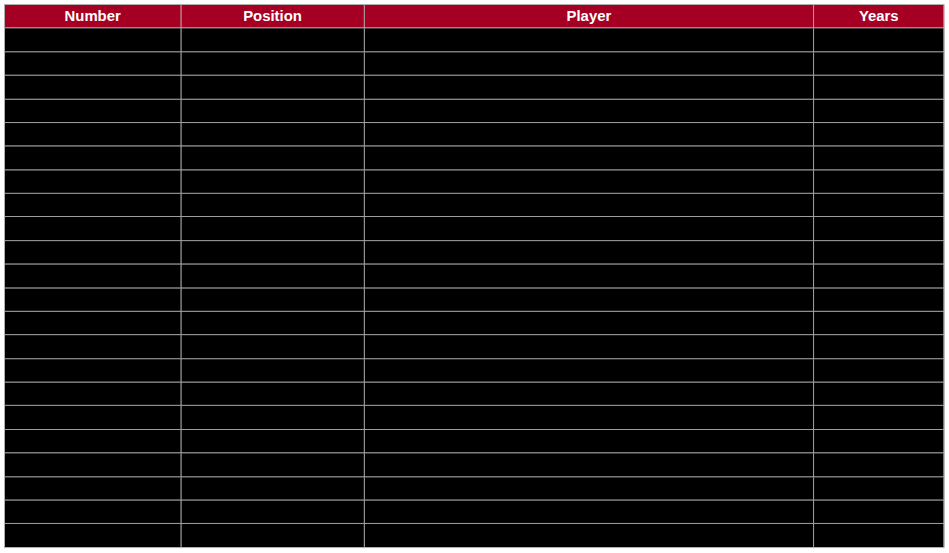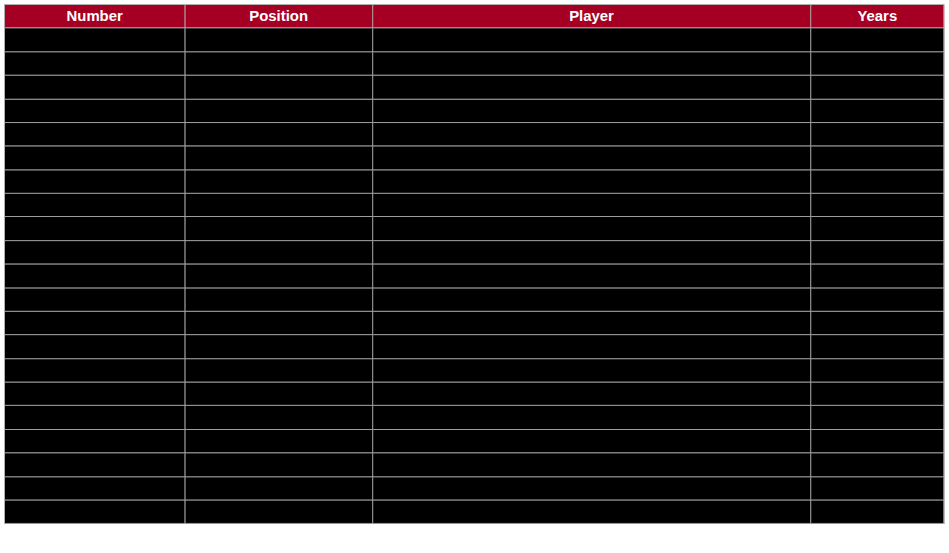(879, 63) (4) -> (877, 63) (3)
- row: (589, 157)
(273, 417) normal -> (279, 393) bold
